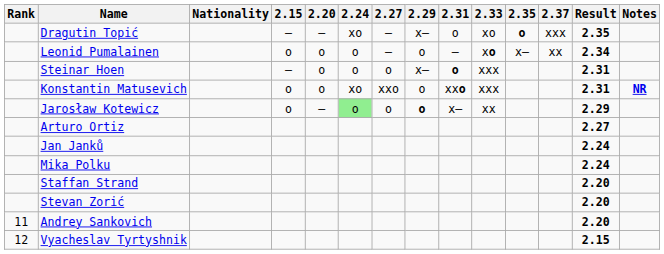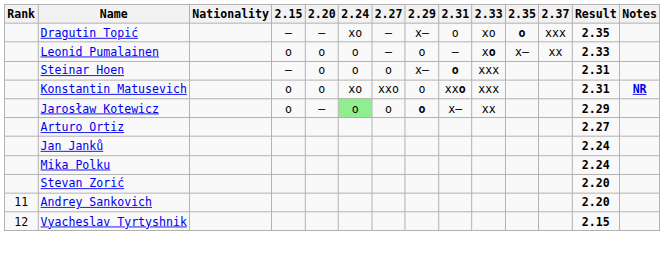(596, 52) 2.34 -> (596, 52) 2.33
- row: (89, 184)
